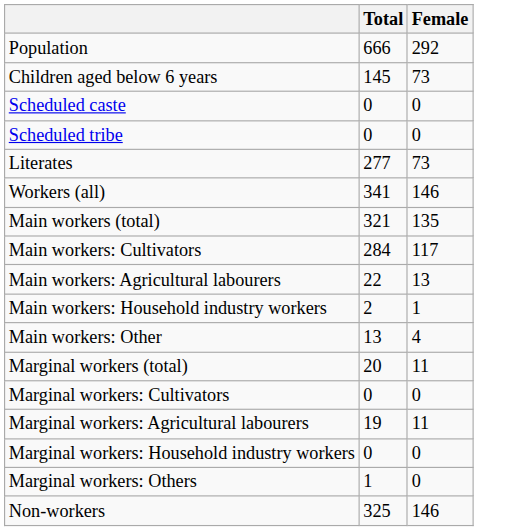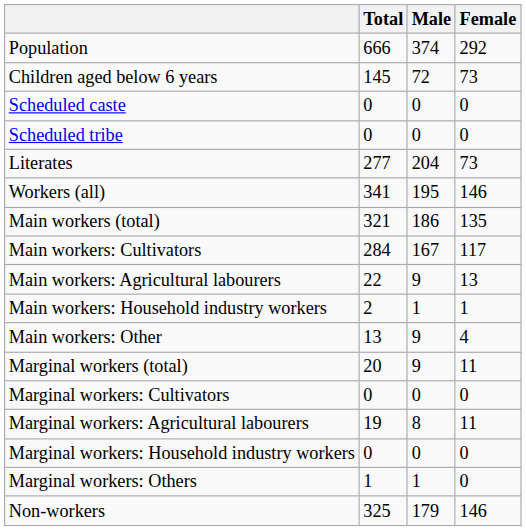+ column: (431, 18)
